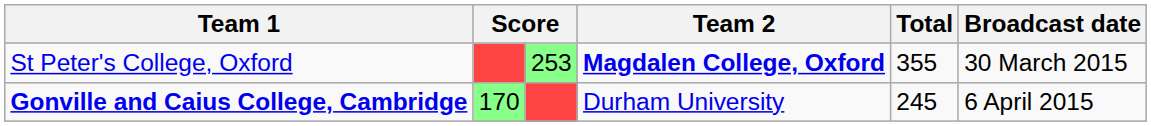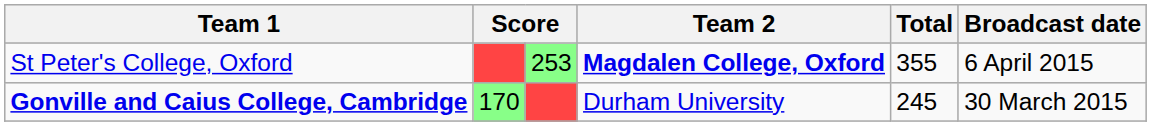(1046, 62) 30 March 2015 -> (1029, 62) 6 April 2015
(1029, 101) 6 April 2015 -> (1046, 101) 30 March 2015
